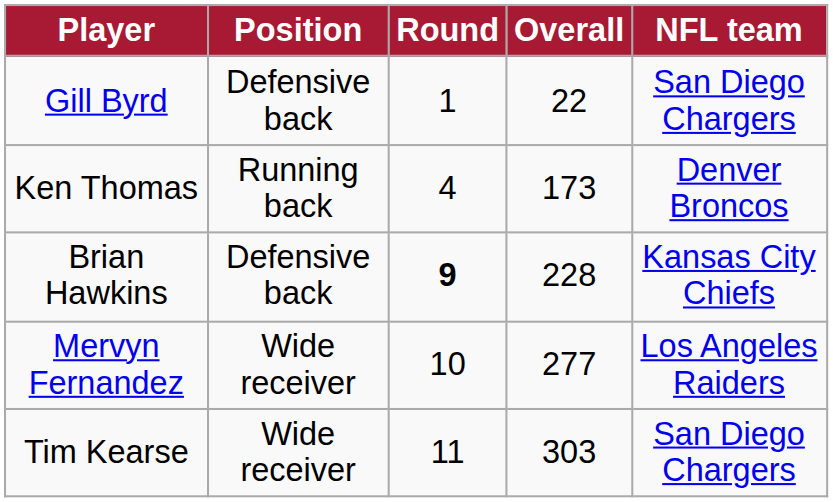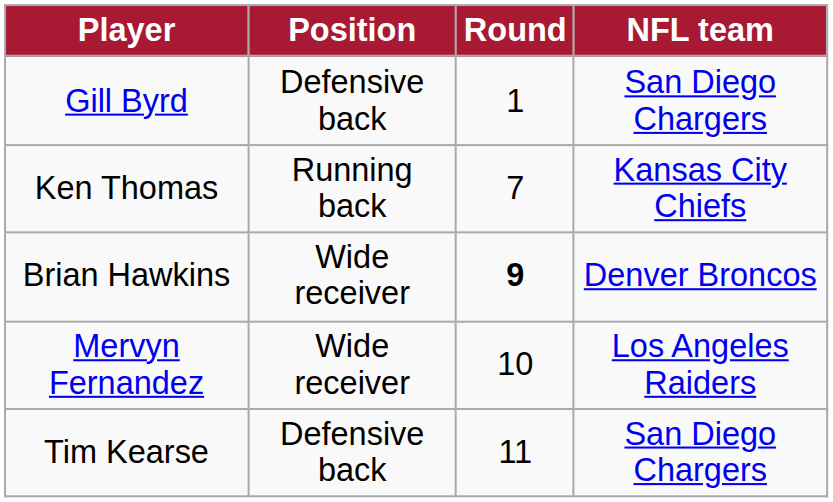- column: (569, 30)
(448, 188) 4 -> (515, 188) 7
(729, 188) Denver Broncos -> (700, 188) Kansas City Chiefs
(298, 276) Defensive back -> (352, 276) Wide receiver
(729, 276) Kansas City Chiefs -> (700, 276) Denver Broncos
(298, 452) Wide receiver -> (352, 452) Defensive back
